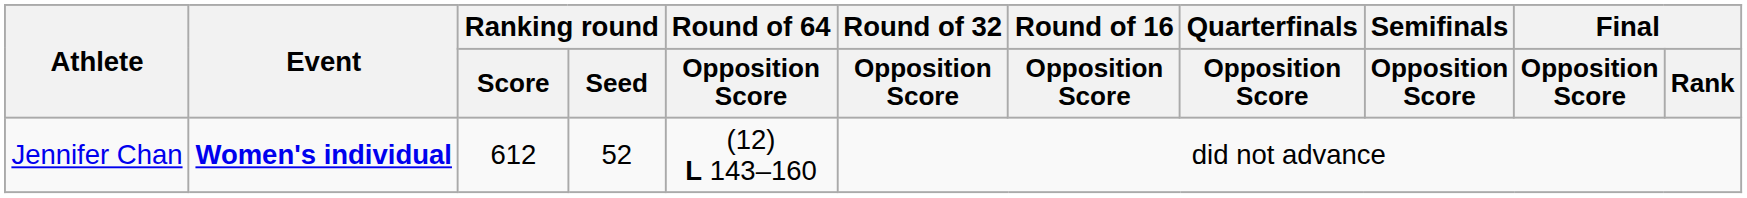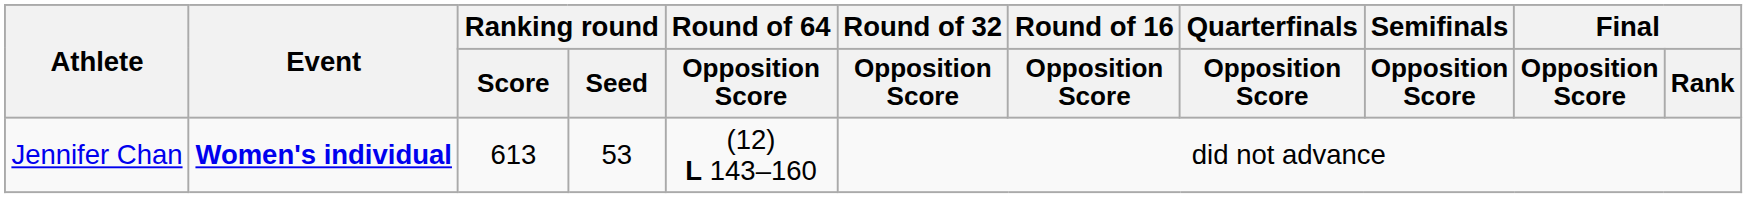(513, 155) 612 -> (513, 155) 613
(617, 155) 52 -> (617, 155) 53
